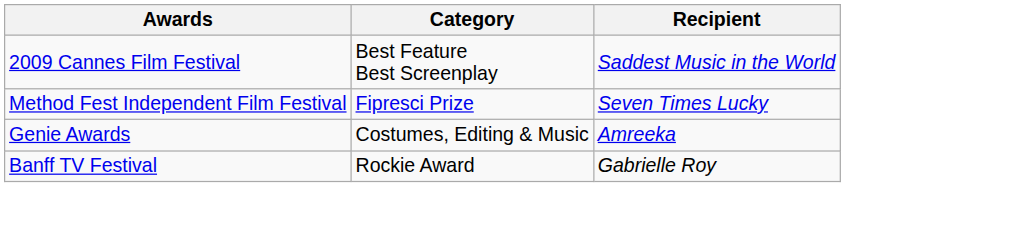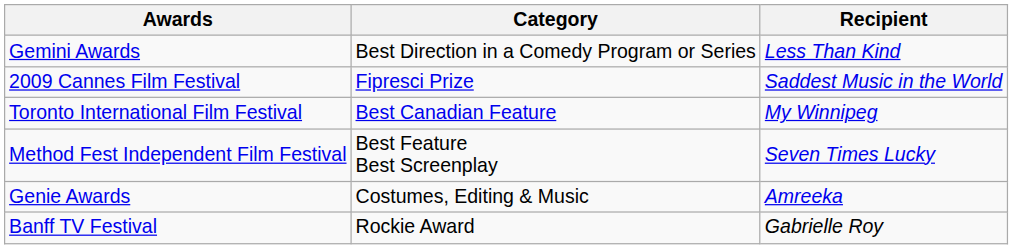+ row: (75, 50)
(427, 61) Best Feature Best Screenplay -> (415, 81) Fipresci Prize
+ row: (156, 112)
(415, 103) Fipresci Prize -> (427, 154) Best Feature Best Screenplay
